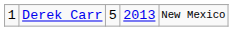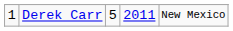(139, 15) 2013 -> (139, 15) 2011
